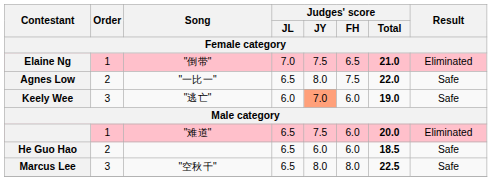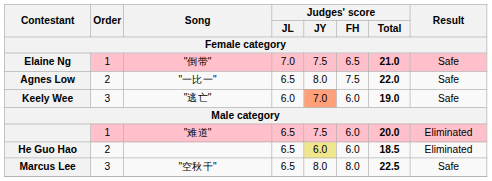(449, 62) Eliminated -> (449, 62) Safe
(320, 150) no background -> (320, 150) khaki background
(449, 150) Safe -> (449, 150) Eliminated
